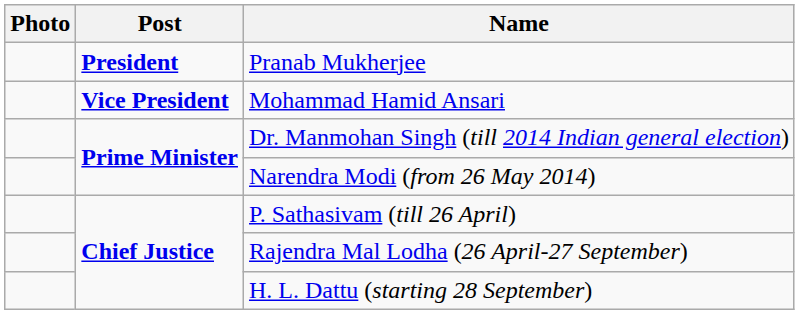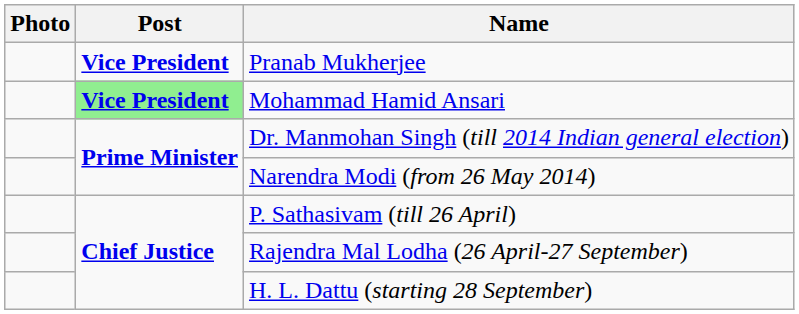(130, 61) President -> (155, 61) Vice President
(155, 99) no background -> (155, 99) lightgreen background
